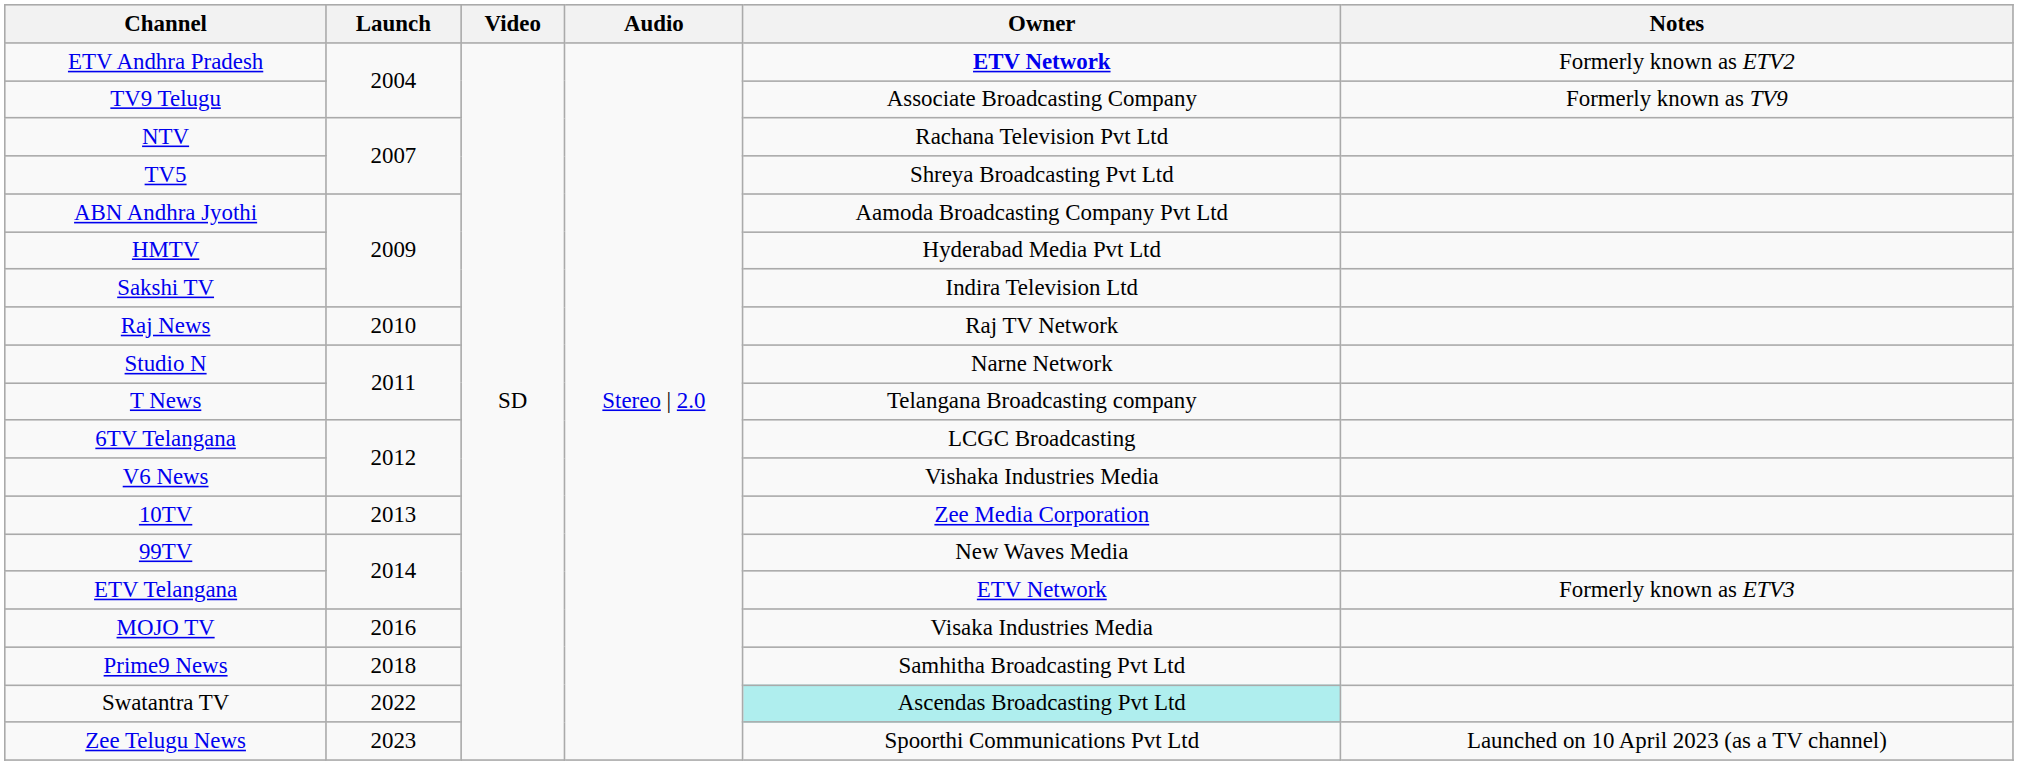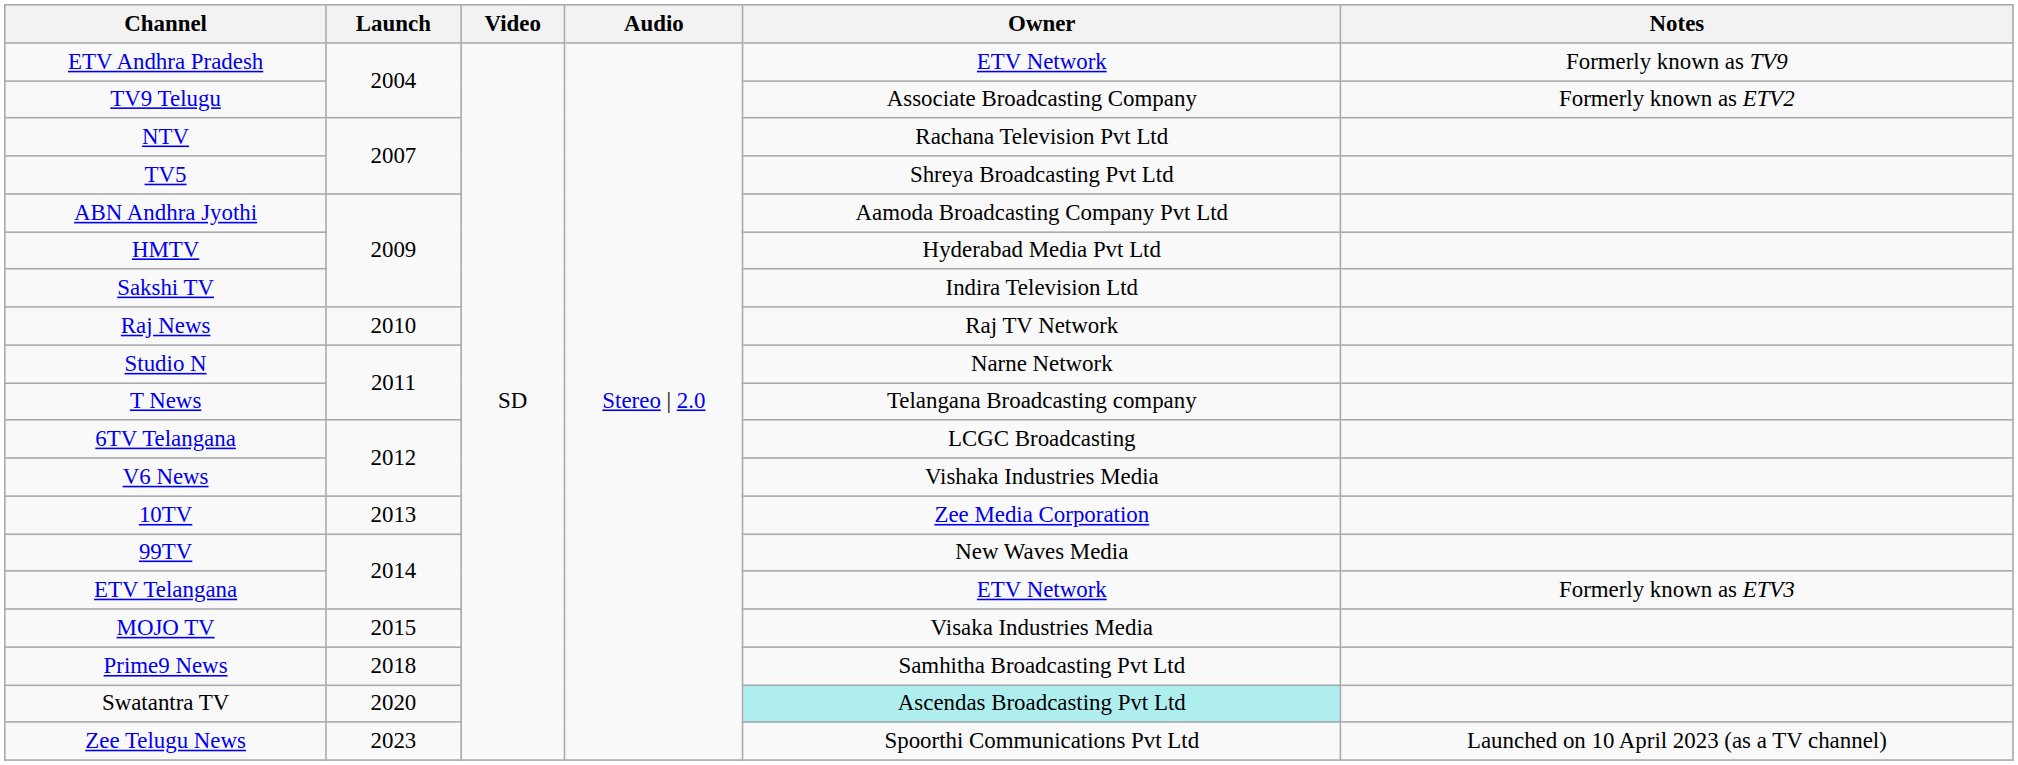(1042, 61) bold -> (1042, 61) normal
(1677, 61) Formerly known as ETV2 -> (1677, 61) Formerly known as TV9
(1677, 99) Formerly known as TV9 -> (1677, 99) Formerly known as ETV2
(393, 627) 2016 -> (393, 627) 2015
(393, 703) 2022 -> (393, 703) 2020
